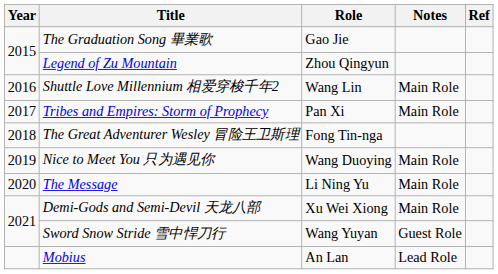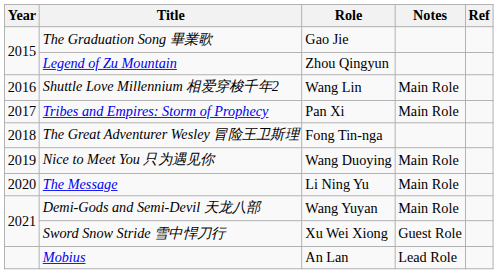(347, 208) Xu Wei Xiong -> (342, 208) Wang Yuyan
(342, 233) Wang Yuyan -> (347, 233) Xu Wei Xiong
